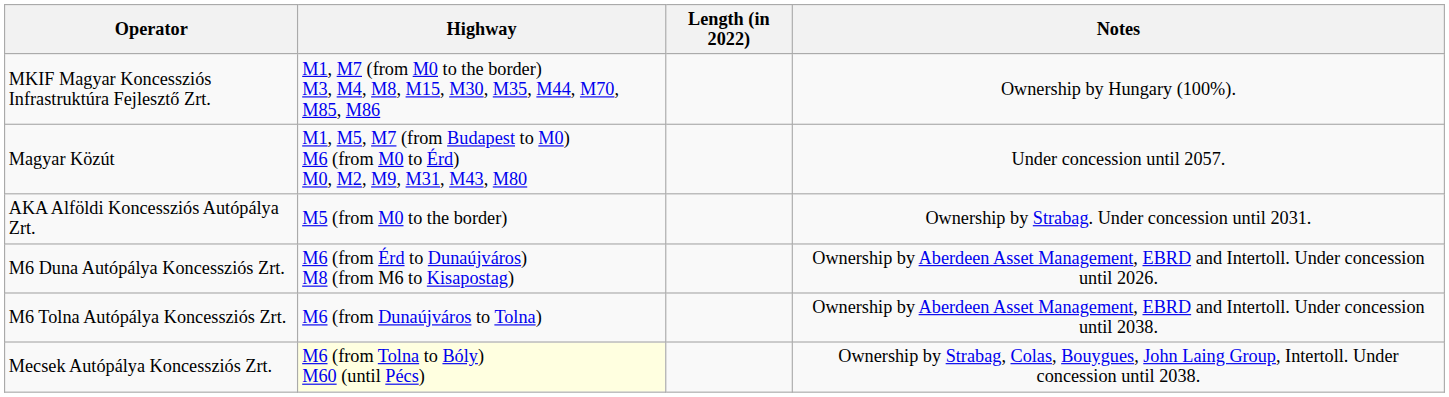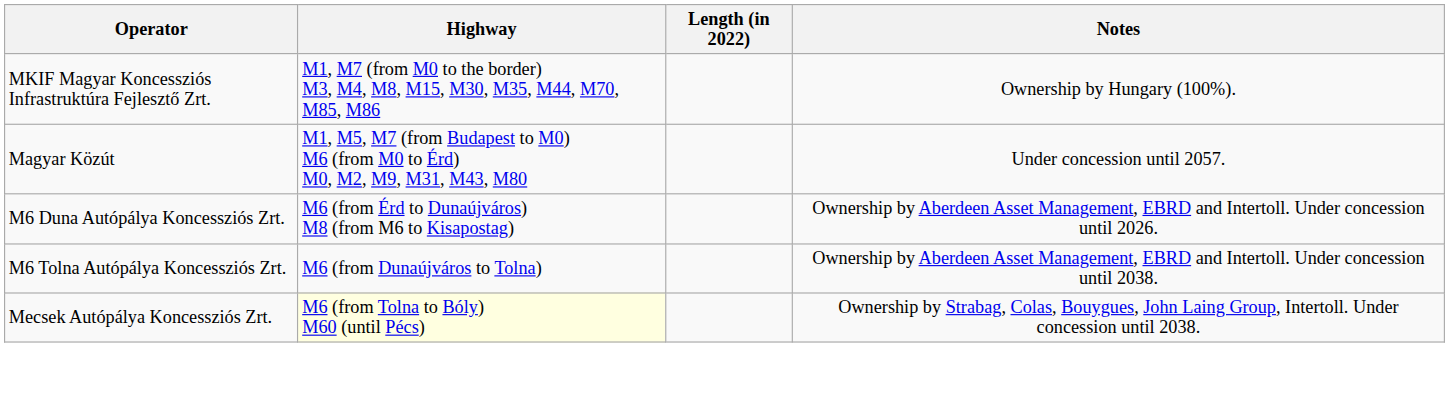- row: (144, 218)
